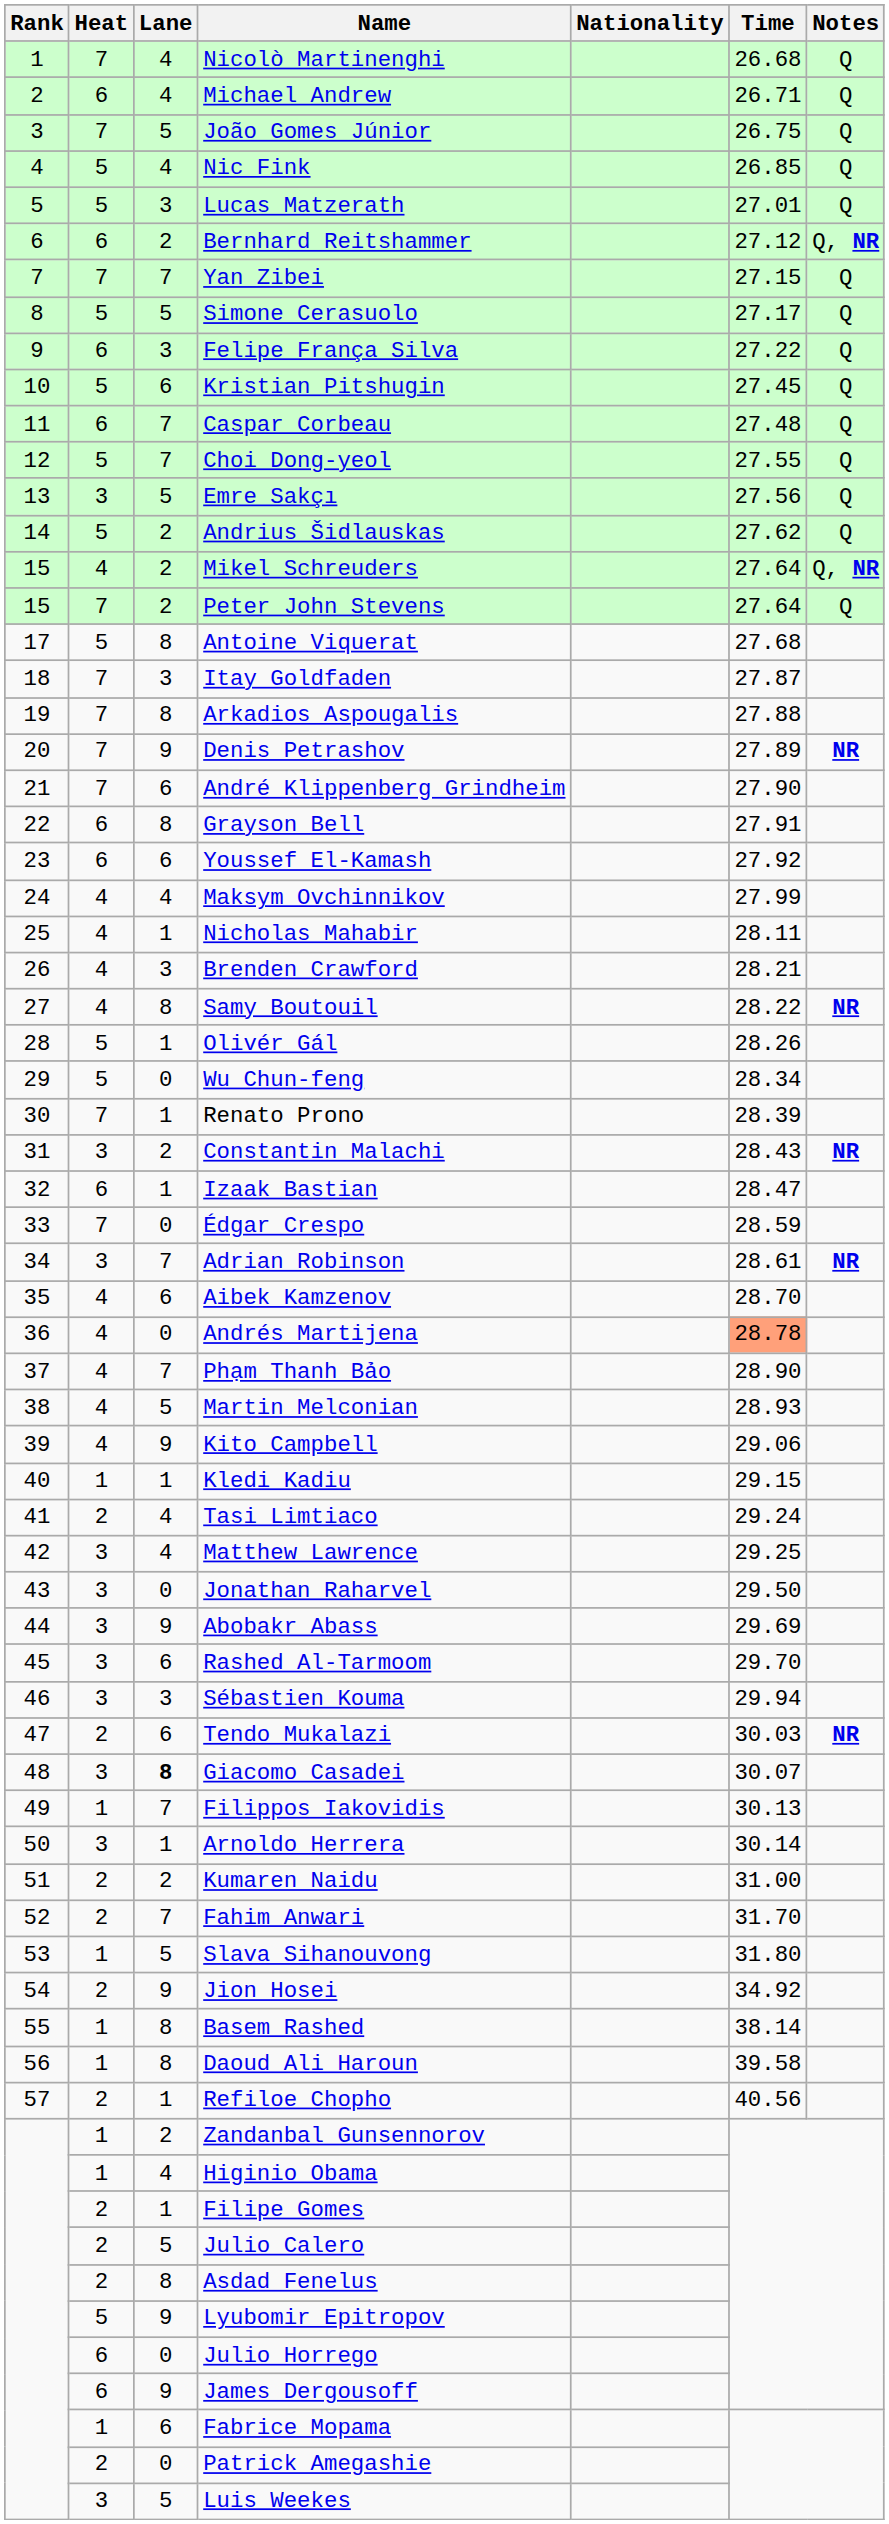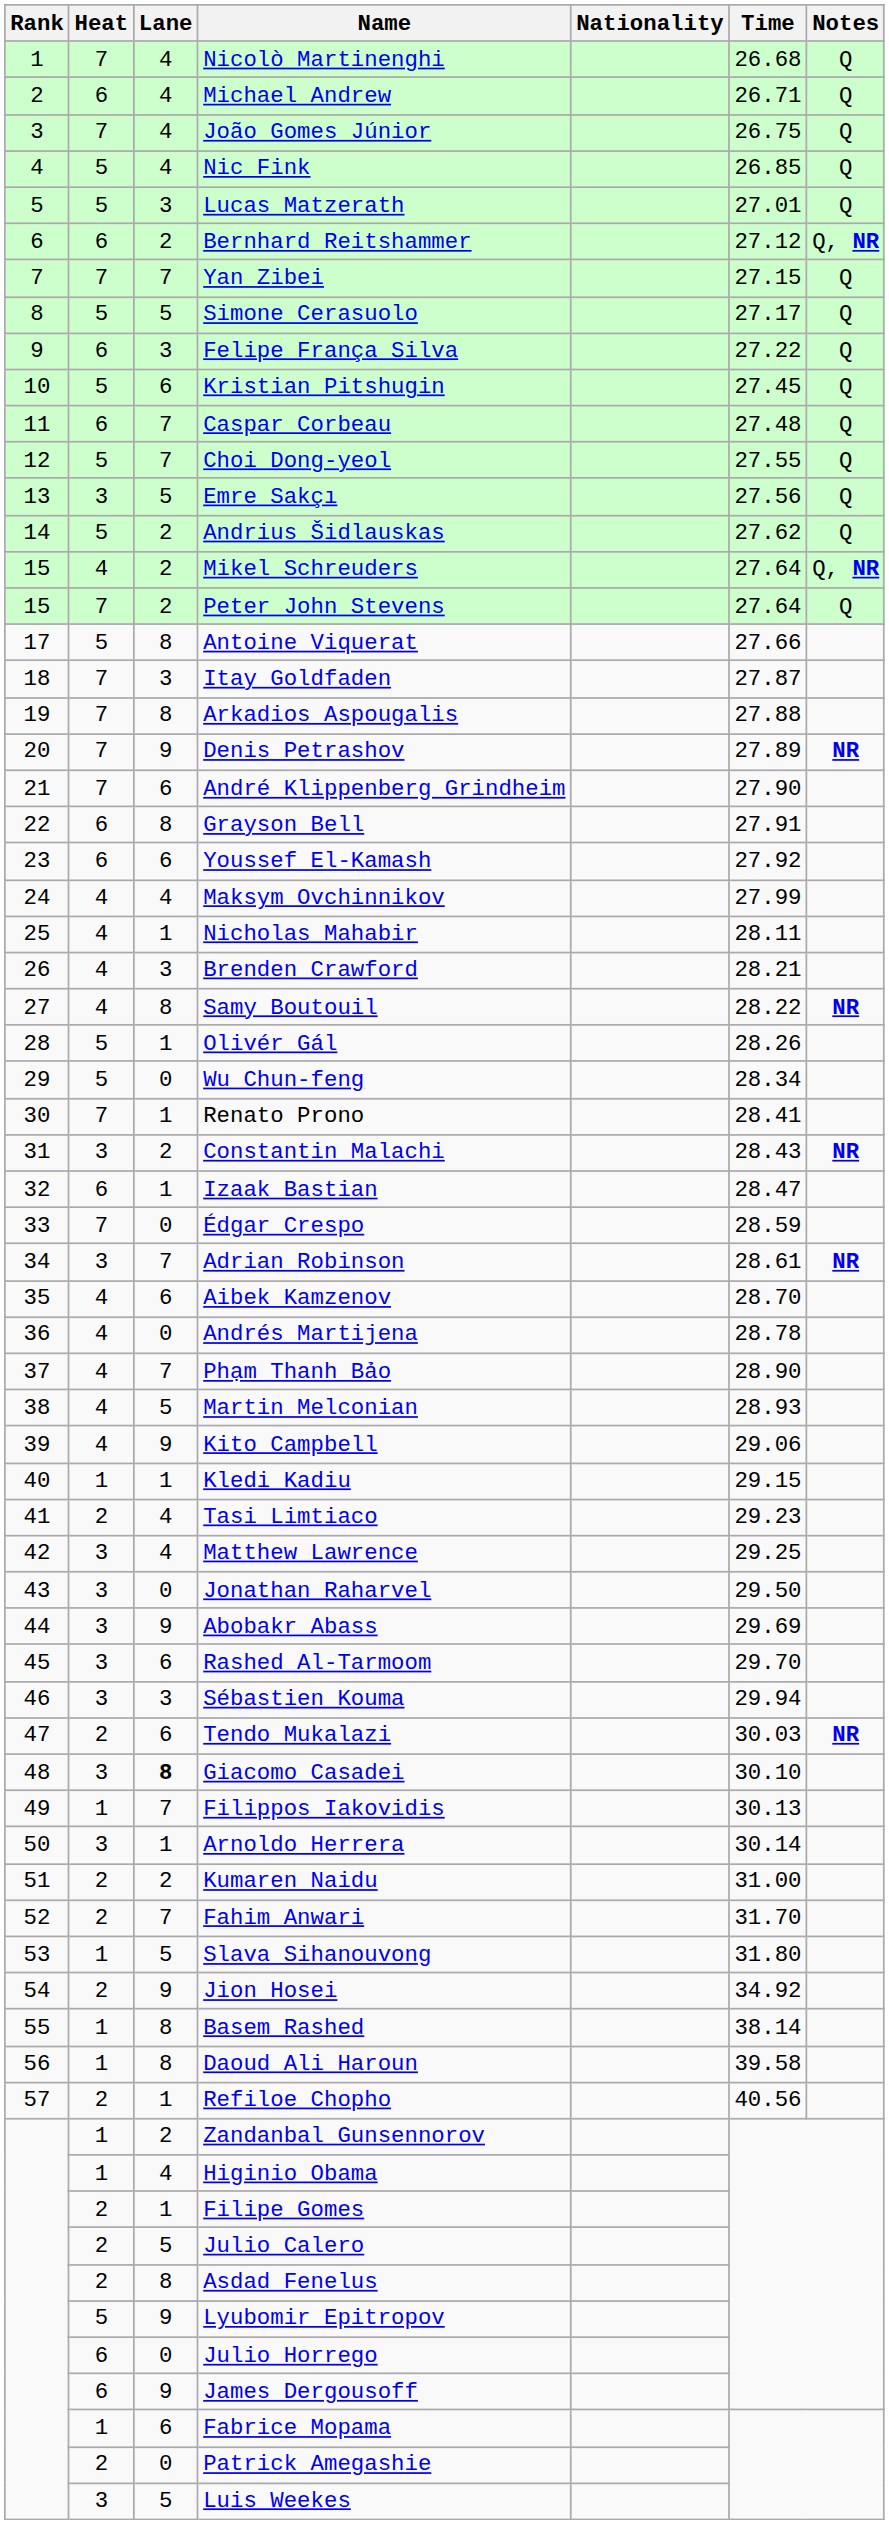(166, 132) 5 -> (166, 132) 4
(768, 643) 27.68 -> (768, 643) 27.66
(768, 1116) 28.39 -> (768, 1116) 28.41
(768, 1335) lightsalmon background -> (768, 1335) no background
(768, 1517) 29.24 -> (768, 1517) 29.23
(768, 1772) 30.07 -> (768, 1772) 30.10
